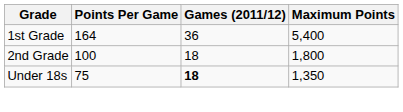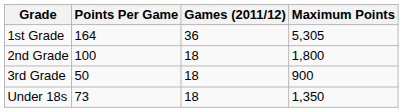(308, 35) 5,400 -> (308, 35) 5,305
+ row: (37, 76)
(82, 76) 75 -> (82, 96) 73
(192, 76) bold -> (192, 96) normal
